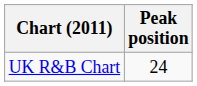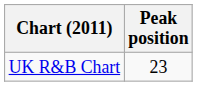(158, 66) 24 -> (158, 66) 23
